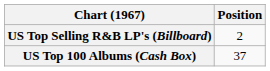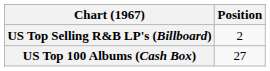(240, 55) 37 -> (240, 55) 27
